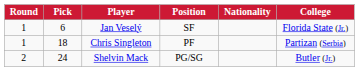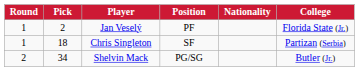(63, 27) 6 -> (63, 27) 2
(189, 27) SF -> (189, 27) PF
(189, 43) PF -> (189, 43) SF
(63, 58) 24 -> (63, 58) 34
